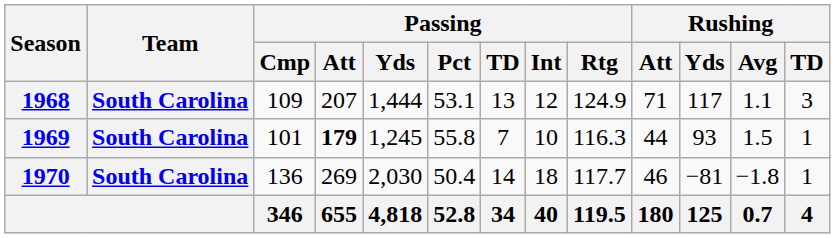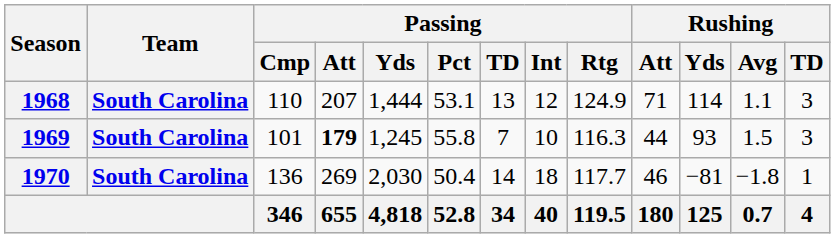(285, 99) 109 -> (285, 99) 110
(705, 99) 117 -> (705, 99) 114
(807, 137) 1 -> (807, 137) 3
